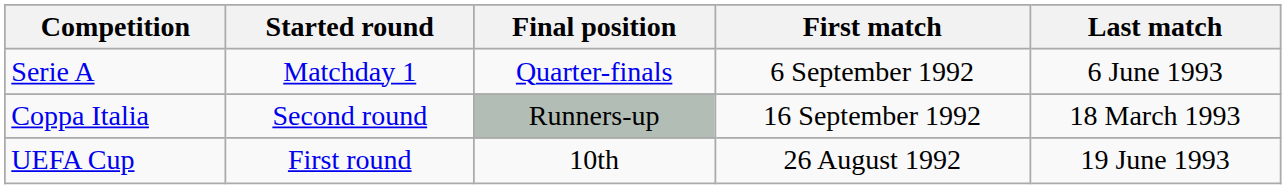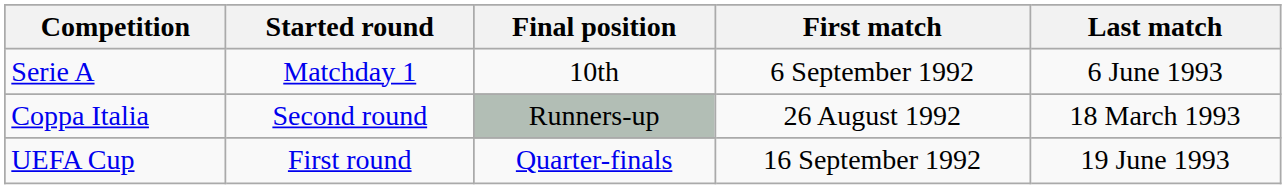(594, 71) Quarter-finals -> (594, 71) 10th
(872, 115) 16 September 1992 -> (872, 115) 26 August 1992
(594, 159) 10th -> (594, 159) Quarter-finals
(872, 159) 26 August 1992 -> (872, 159) 16 September 1992
